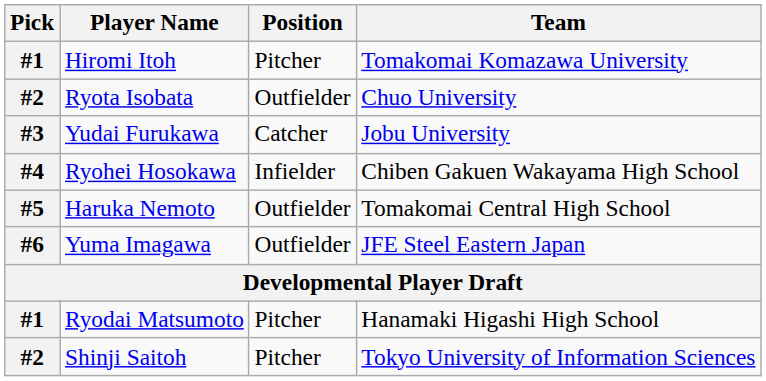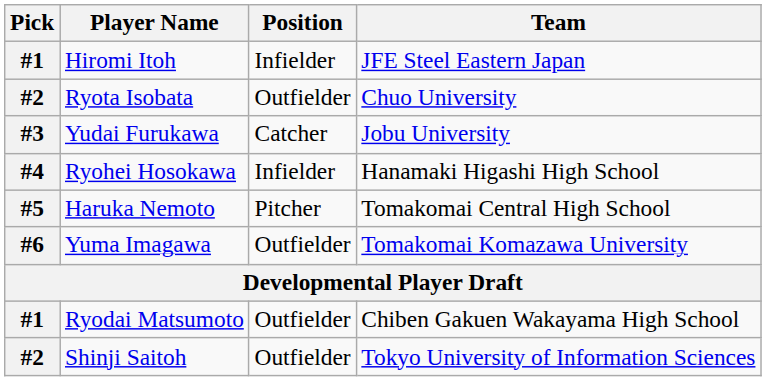(288, 60) Pitcher -> (295, 60) Infielder
(525, 60) Tomakomai Komazawa University -> (473, 60) JFE Steel Eastern Japan
(550, 171) Chiben Gakuen Wakayama High School -> (510, 171) Hanamaki Higashi High School
(303, 208) Outfielder -> (288, 208) Pitcher
(473, 245) JFE Steel Eastern Japan -> (525, 245) Tomakomai Komazawa University
(288, 319) Pitcher -> (303, 319) Outfielder
(510, 319) Hanamaki Higashi High School -> (550, 319) Chiben Gakuen Wakayama High School
(288, 356) Pitcher -> (303, 356) Outfielder
